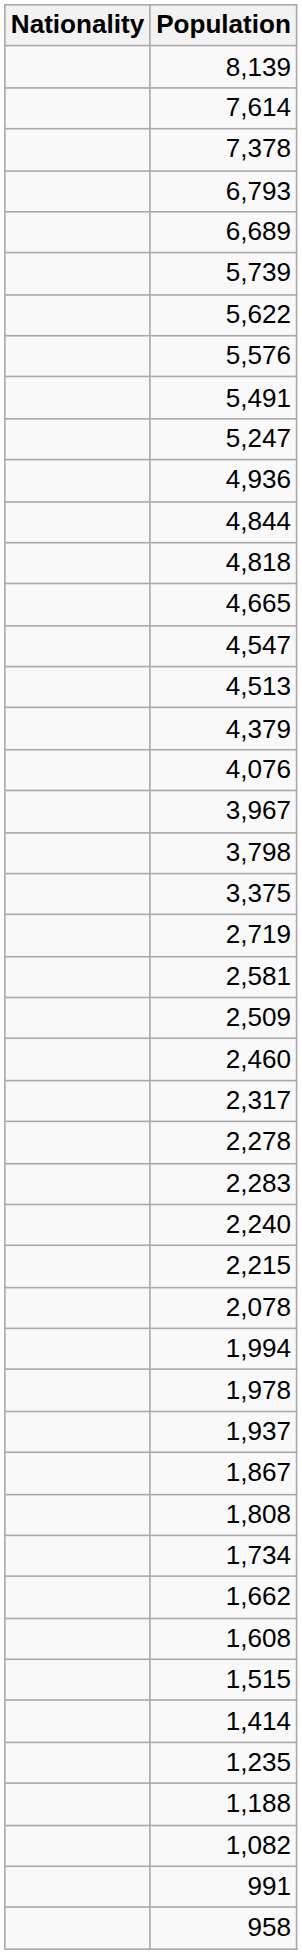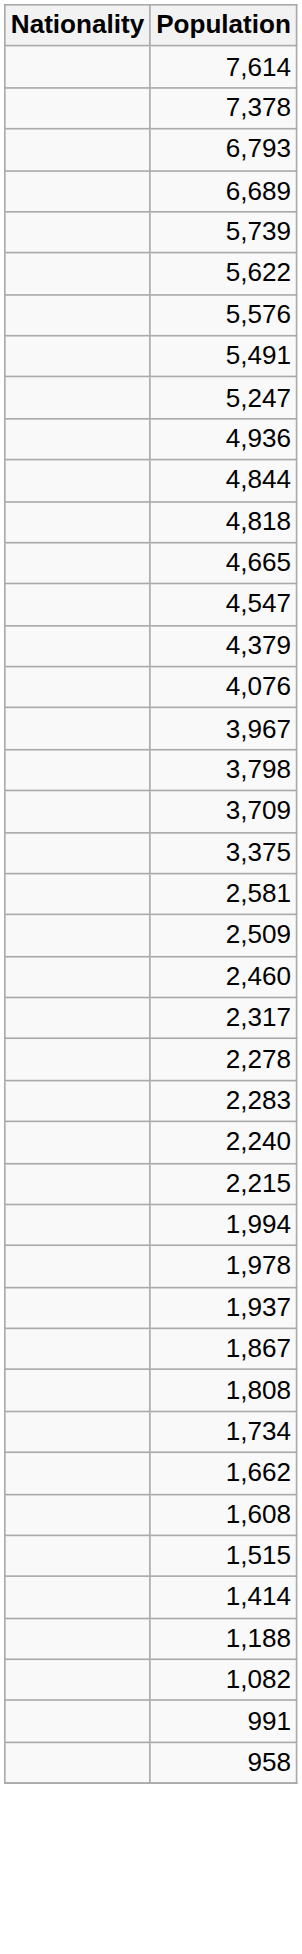- row: (258, 66)
- row: (258, 686)
+ row: (258, 811)
- row: (258, 935)
- row: (258, 1307)
- row: (258, 1762)
